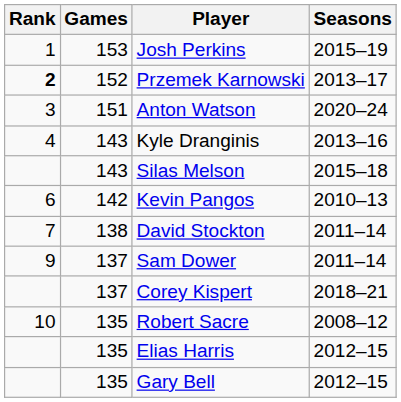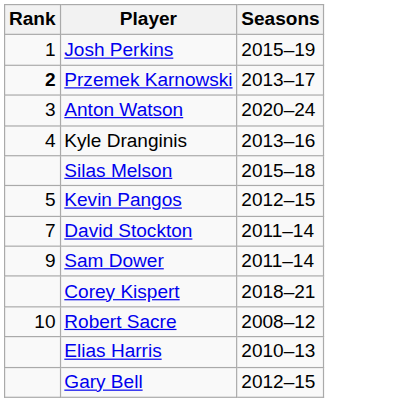- column: (96, 19)
(50, 200) 6 -> (50, 200) 5
(351, 200) 2010–13 -> (278, 200) 2012–15
(351, 351) 2012–15 -> (278, 351) 2010–13
